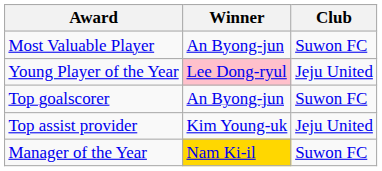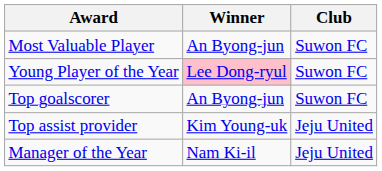(334, 71) Jeju United -> (331, 71) Suwon FC
(221, 152) gold background -> (221, 152) no background
(331, 152) Suwon FC -> (334, 152) Jeju United
